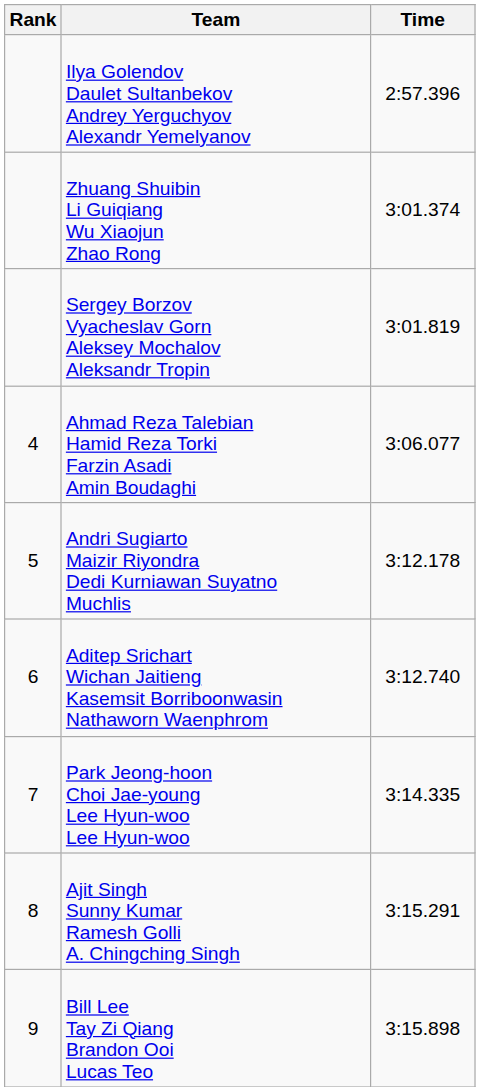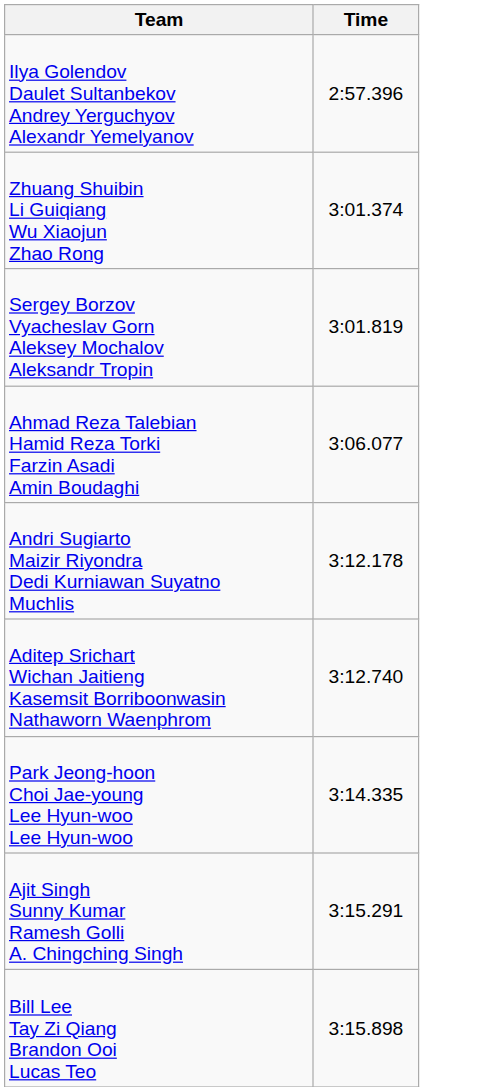- column: (33, 19)
